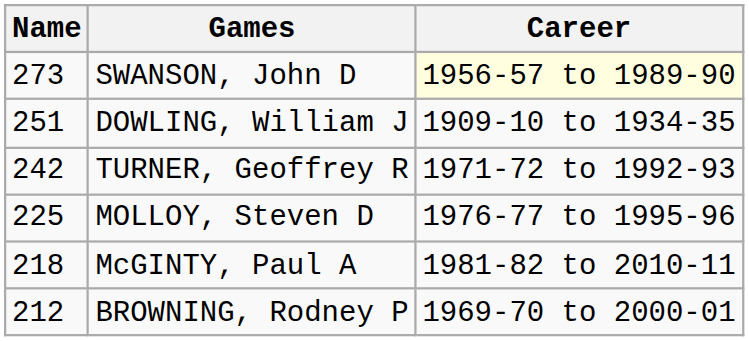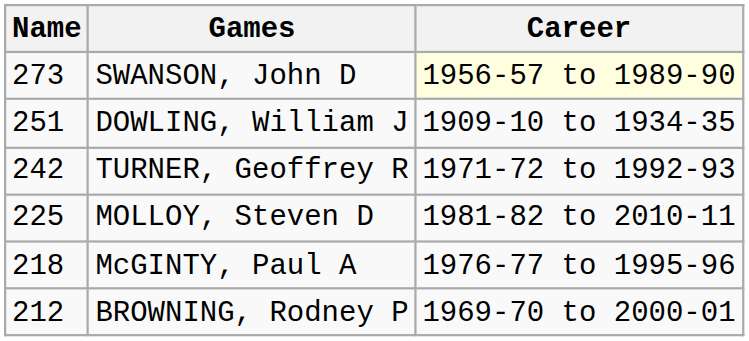(579, 218) 1976-77 to 1995-96 -> (579, 218) 1981-82 to 2010-11
(579, 265) 1981-82 to 2010-11 -> (579, 265) 1976-77 to 1995-96
